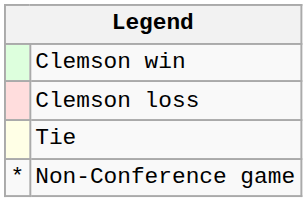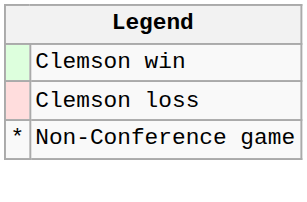- row: (56, 139)
